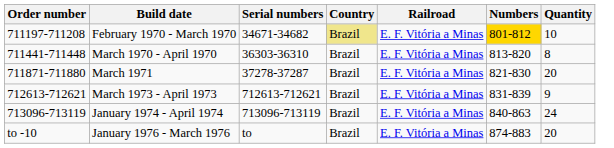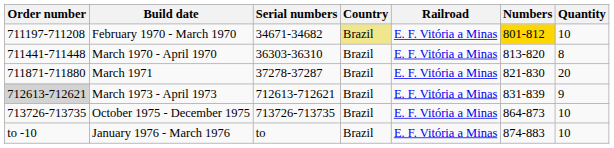(47, 93) no background -> (47, 93) lightgrey background
- row: (158, 113)
+ row: (171, 113)
(550, 133) 20 -> (564, 133) 10
